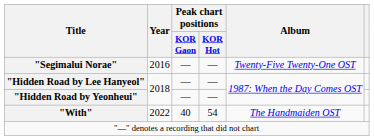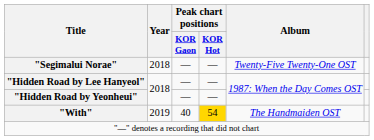(160, 65) 2016 -> (160, 65) 2018
(160, 113) 2022 -> (160, 113) 2019
(213, 113) no background -> (213, 113) gold background
